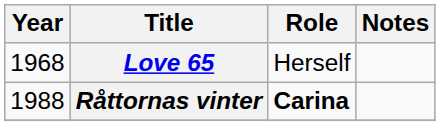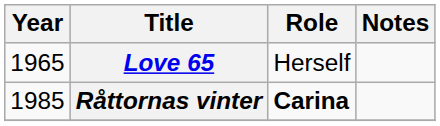(37, 62) 1968 -> (37, 62) 1965
(37, 100) 1988 -> (37, 100) 1985
